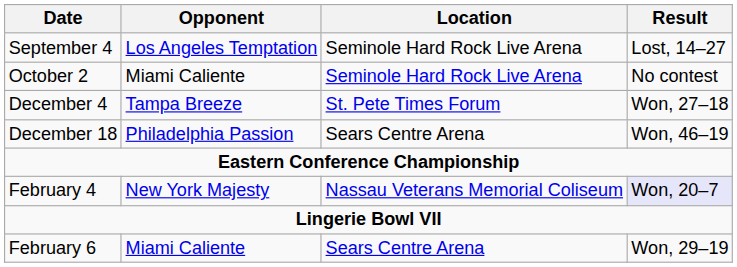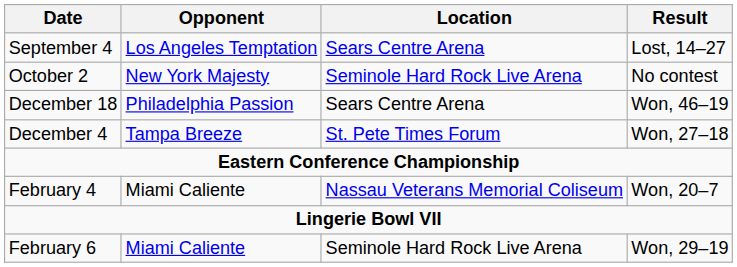(454, 47) Seminole Hard Rock Live Arena -> (405, 47) Sears Centre Arena
(185, 76) Miami Caliente -> (197, 76) New York Majesty
rows swapped: (58, 104) <-> (63, 133)
(197, 190) New York Majesty -> (185, 190) Miami Caliente
(675, 190) lavender background -> (675, 190) no background
(405, 248) Sears Centre Arena -> (454, 248) Seminole Hard Rock Live Arena
